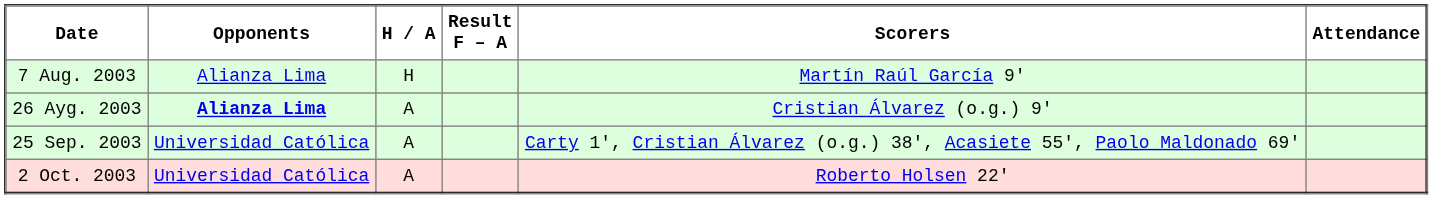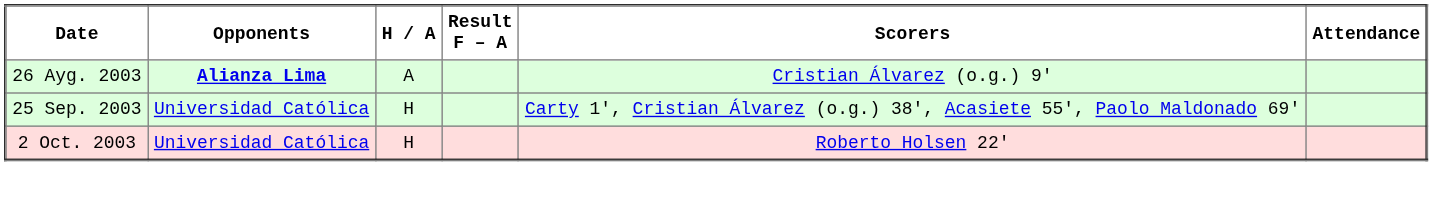- row: (77, 76)
(409, 143) A -> (409, 110) H
(409, 176) A -> (409, 143) H
